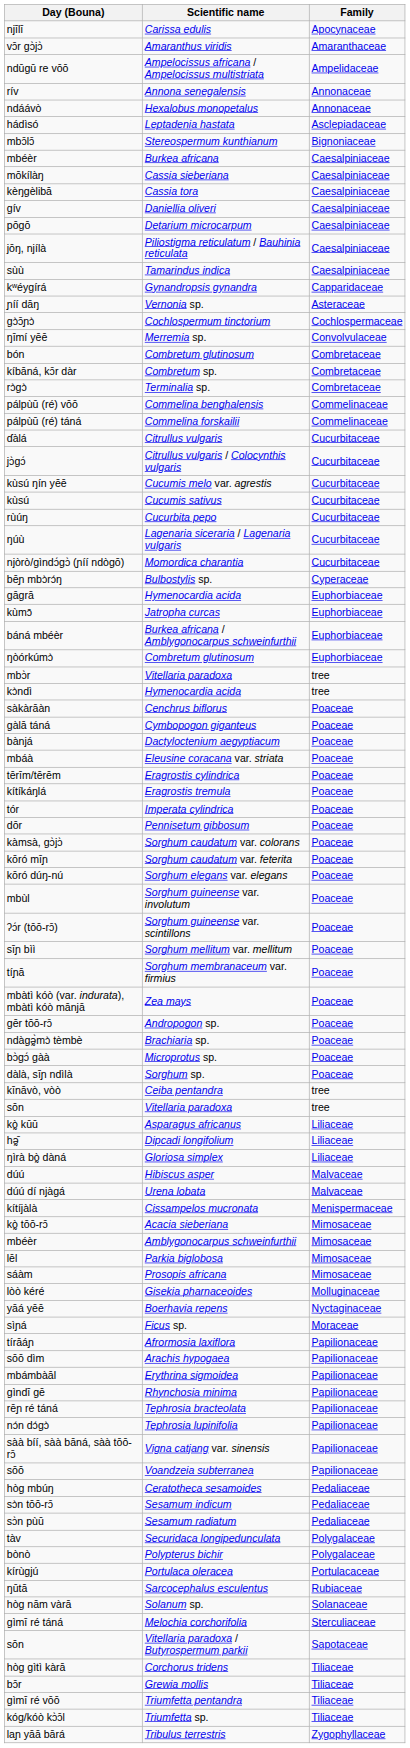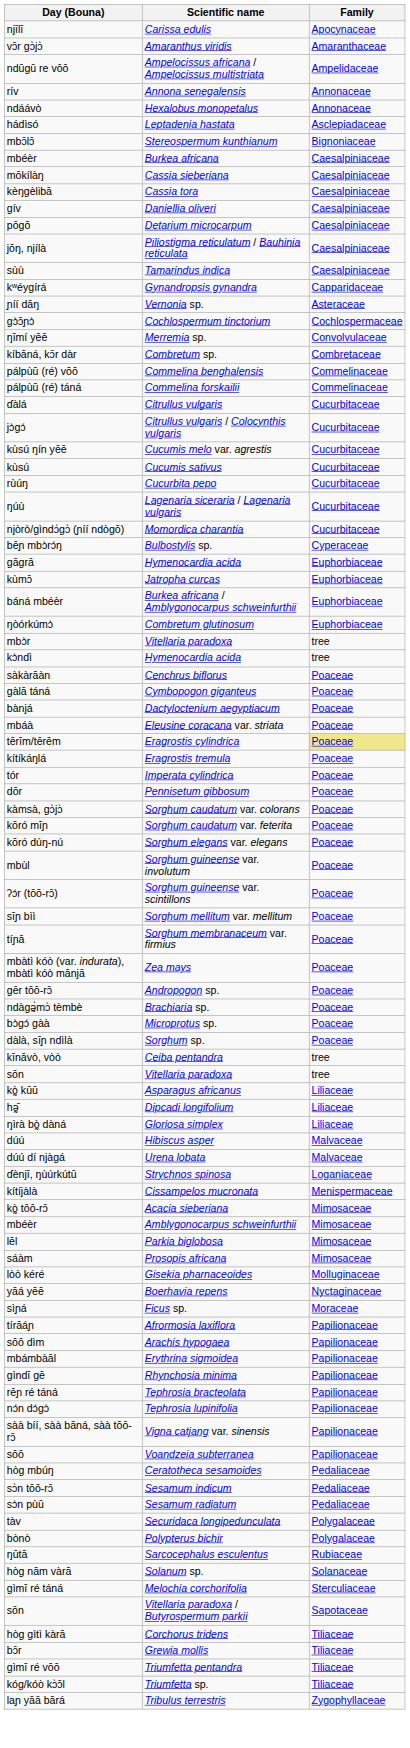- row: (16, 354)
- row: (17, 388)
(332, 775) no background -> (332, 742) khaki background
+ row: (42, 1174)
- row: (23, 1571)
